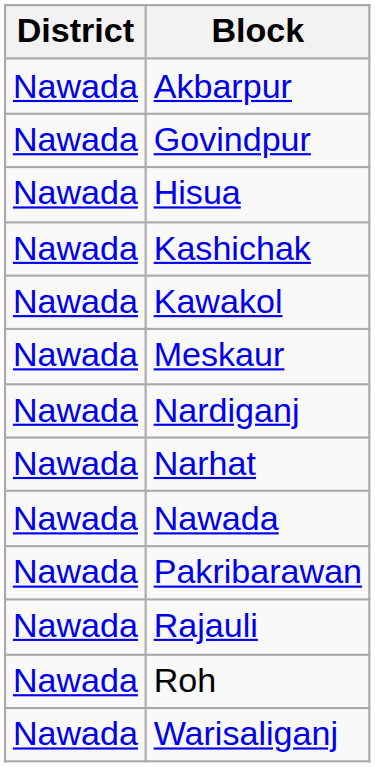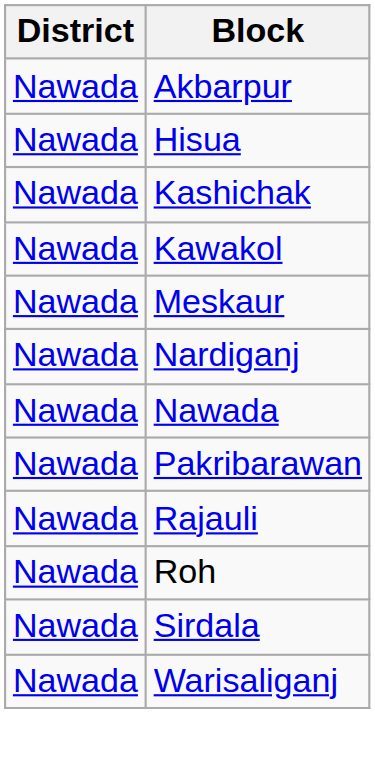- row: (232, 139)
- row: (205, 463)
+ row: (207, 626)
